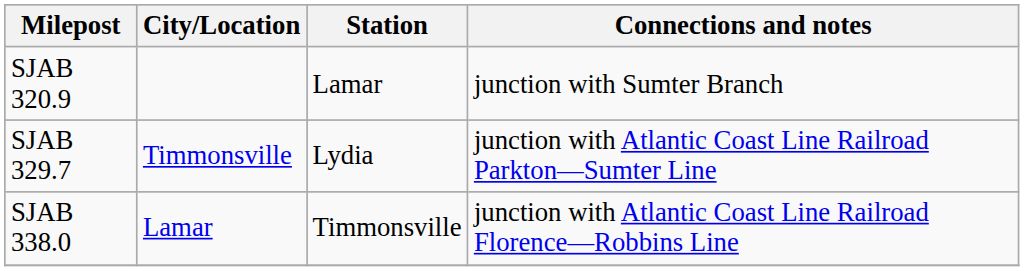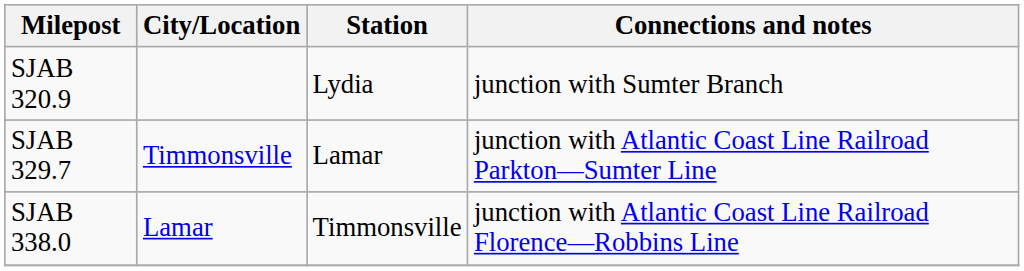(347, 83) Lamar -> (343, 83) Lydia
(343, 155) Lydia -> (347, 155) Lamar
